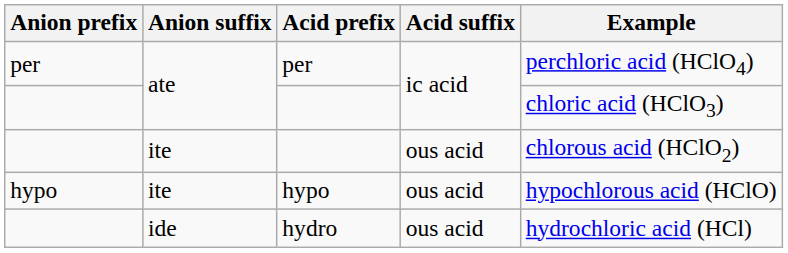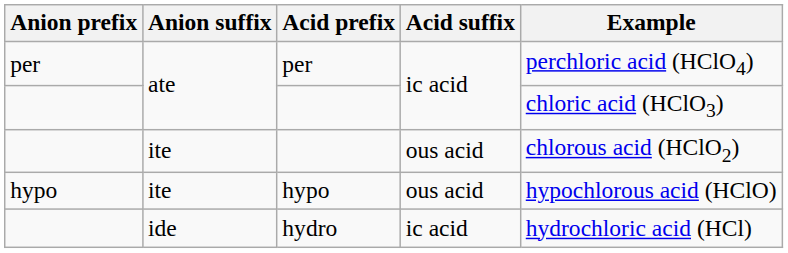(445, 228) ous acid -> (437, 228) ic acid
